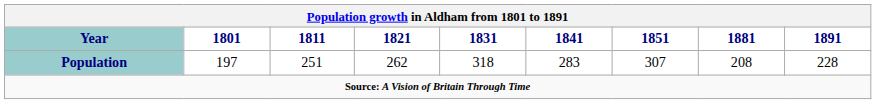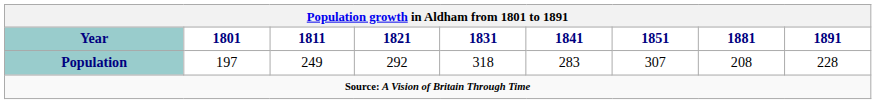(312, 63) 251 -> (312, 63) 249
(397, 63) 262 -> (397, 63) 292
